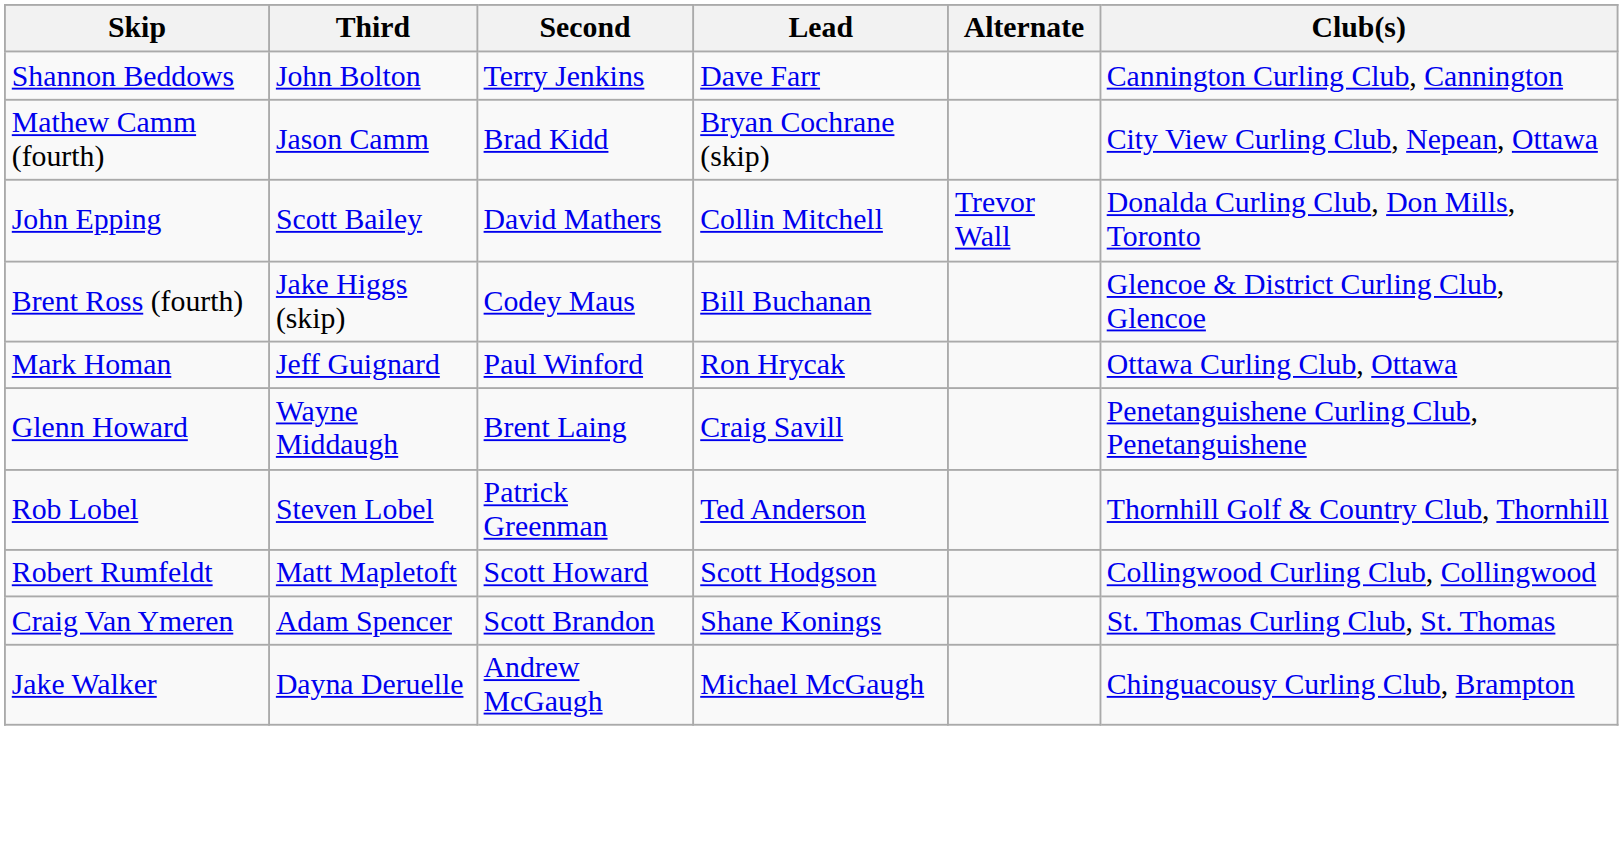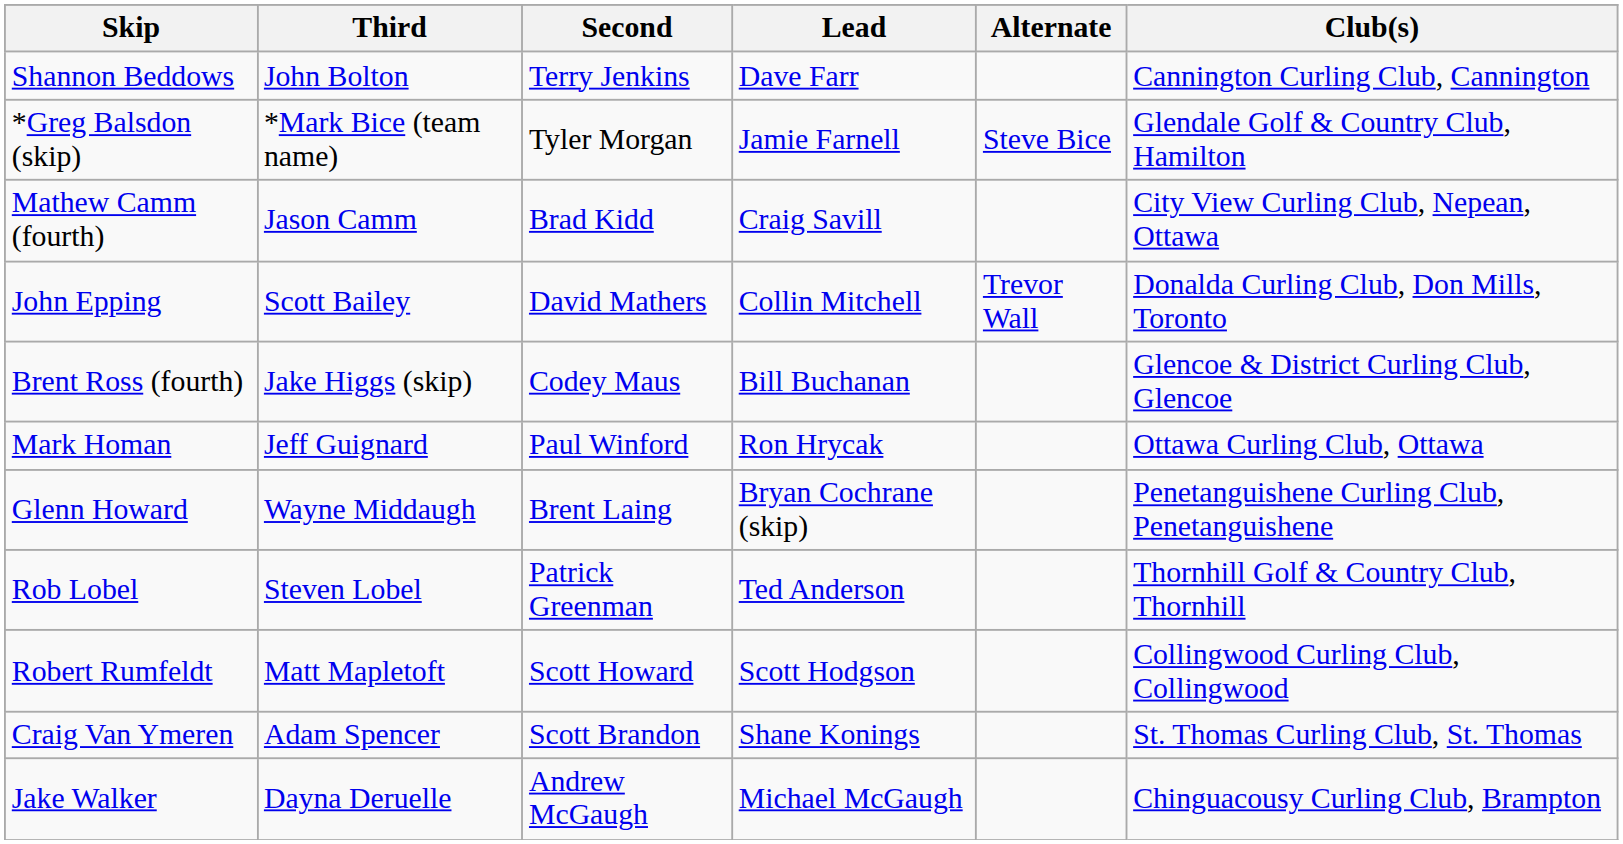+ row: (101, 139)
(797, 139) Bryan Cochrane (skip) -> (810, 219) Craig Savill
(772, 428) Craig Savill -> (836, 509) Bryan Cochrane (skip)
